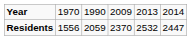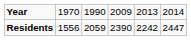(121, 27) 2370 -> (121, 27) 2390
(147, 27) 2532 -> (147, 27) 2242
